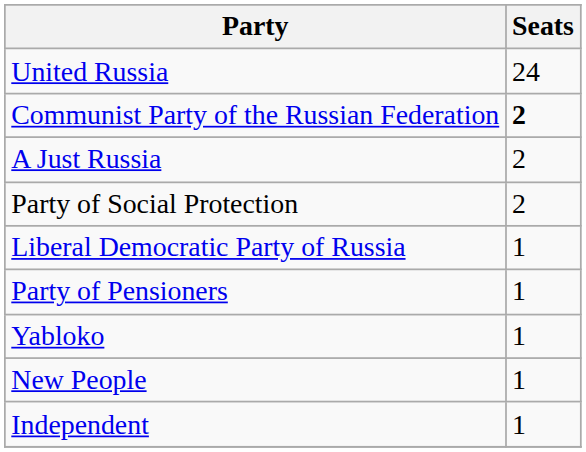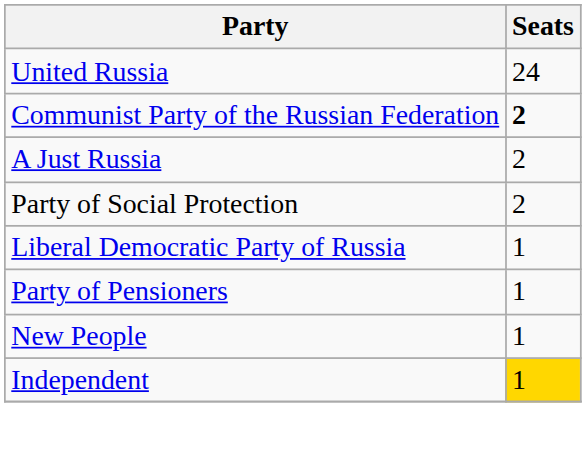- row: (58, 335)
(519, 423) no background -> (519, 379) gold background
